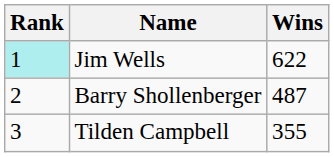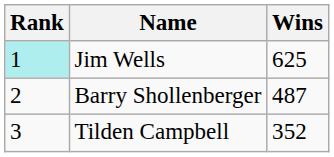(289, 59) 622 -> (289, 59) 625
(289, 132) 355 -> (289, 132) 352
